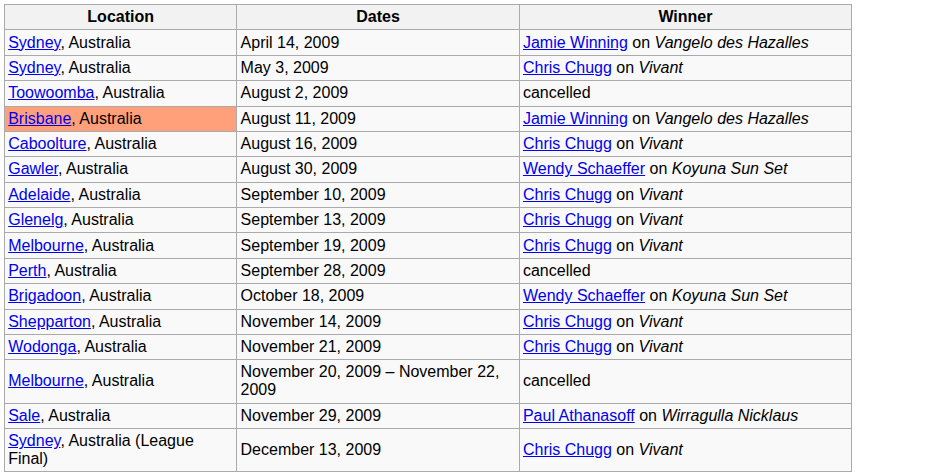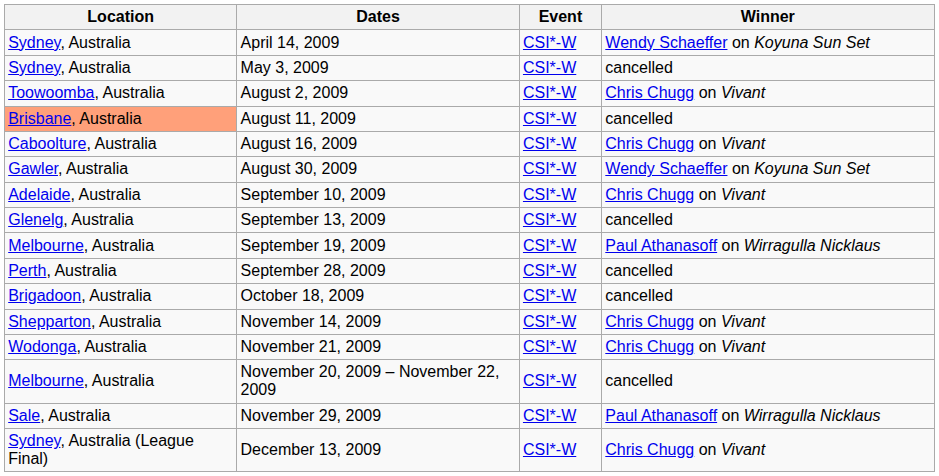+ column: (560, 17)
(666, 42) Jamie Winning on Vangelo des Hazalles -> (738, 42) Wendy Schaeffer on Koyuna Sun Set
(603, 67) Chris Chugg on Vivant -> (639, 67) cancelled
(557, 93) cancelled -> (685, 93) Chris Chugg on Vivant
(666, 118) Jamie Winning on Vangelo des Hazalles -> (639, 118) cancelled
(603, 220) Chris Chugg on Vivant -> (639, 220) cancelled
(603, 245) Chris Chugg on Vivant -> (743, 245) Paul Athanasoff on Wirragulla Nicklaus
(655, 296) Wendy Schaeffer on Koyuna Sun Set -> (639, 296) cancelled
